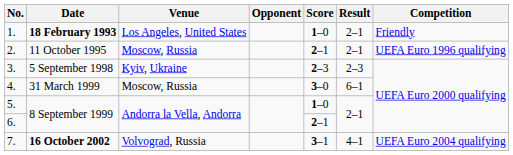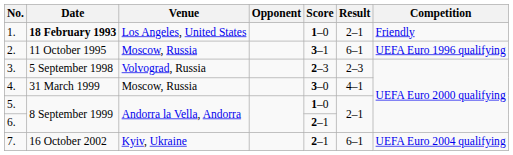(320, 50) 2–1 -> (320, 50) 3–1
(355, 50) 2–1 -> (355, 50) 6–1
(154, 68) Kyiv, Ukraine -> (164, 68) Volvograd, Russia
(355, 86) 6–1 -> (355, 86) 4–1
(69, 141) bold -> (68, 141) normal
(164, 141) Volvograd, Russia -> (154, 141) Kyiv, Ukraine
(320, 141) 3–1 -> (320, 141) 2–1
(355, 141) 4–1 -> (355, 141) 6–1
